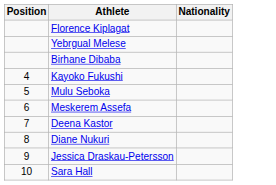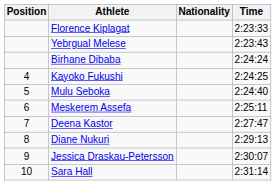+ column: (251, 12)
